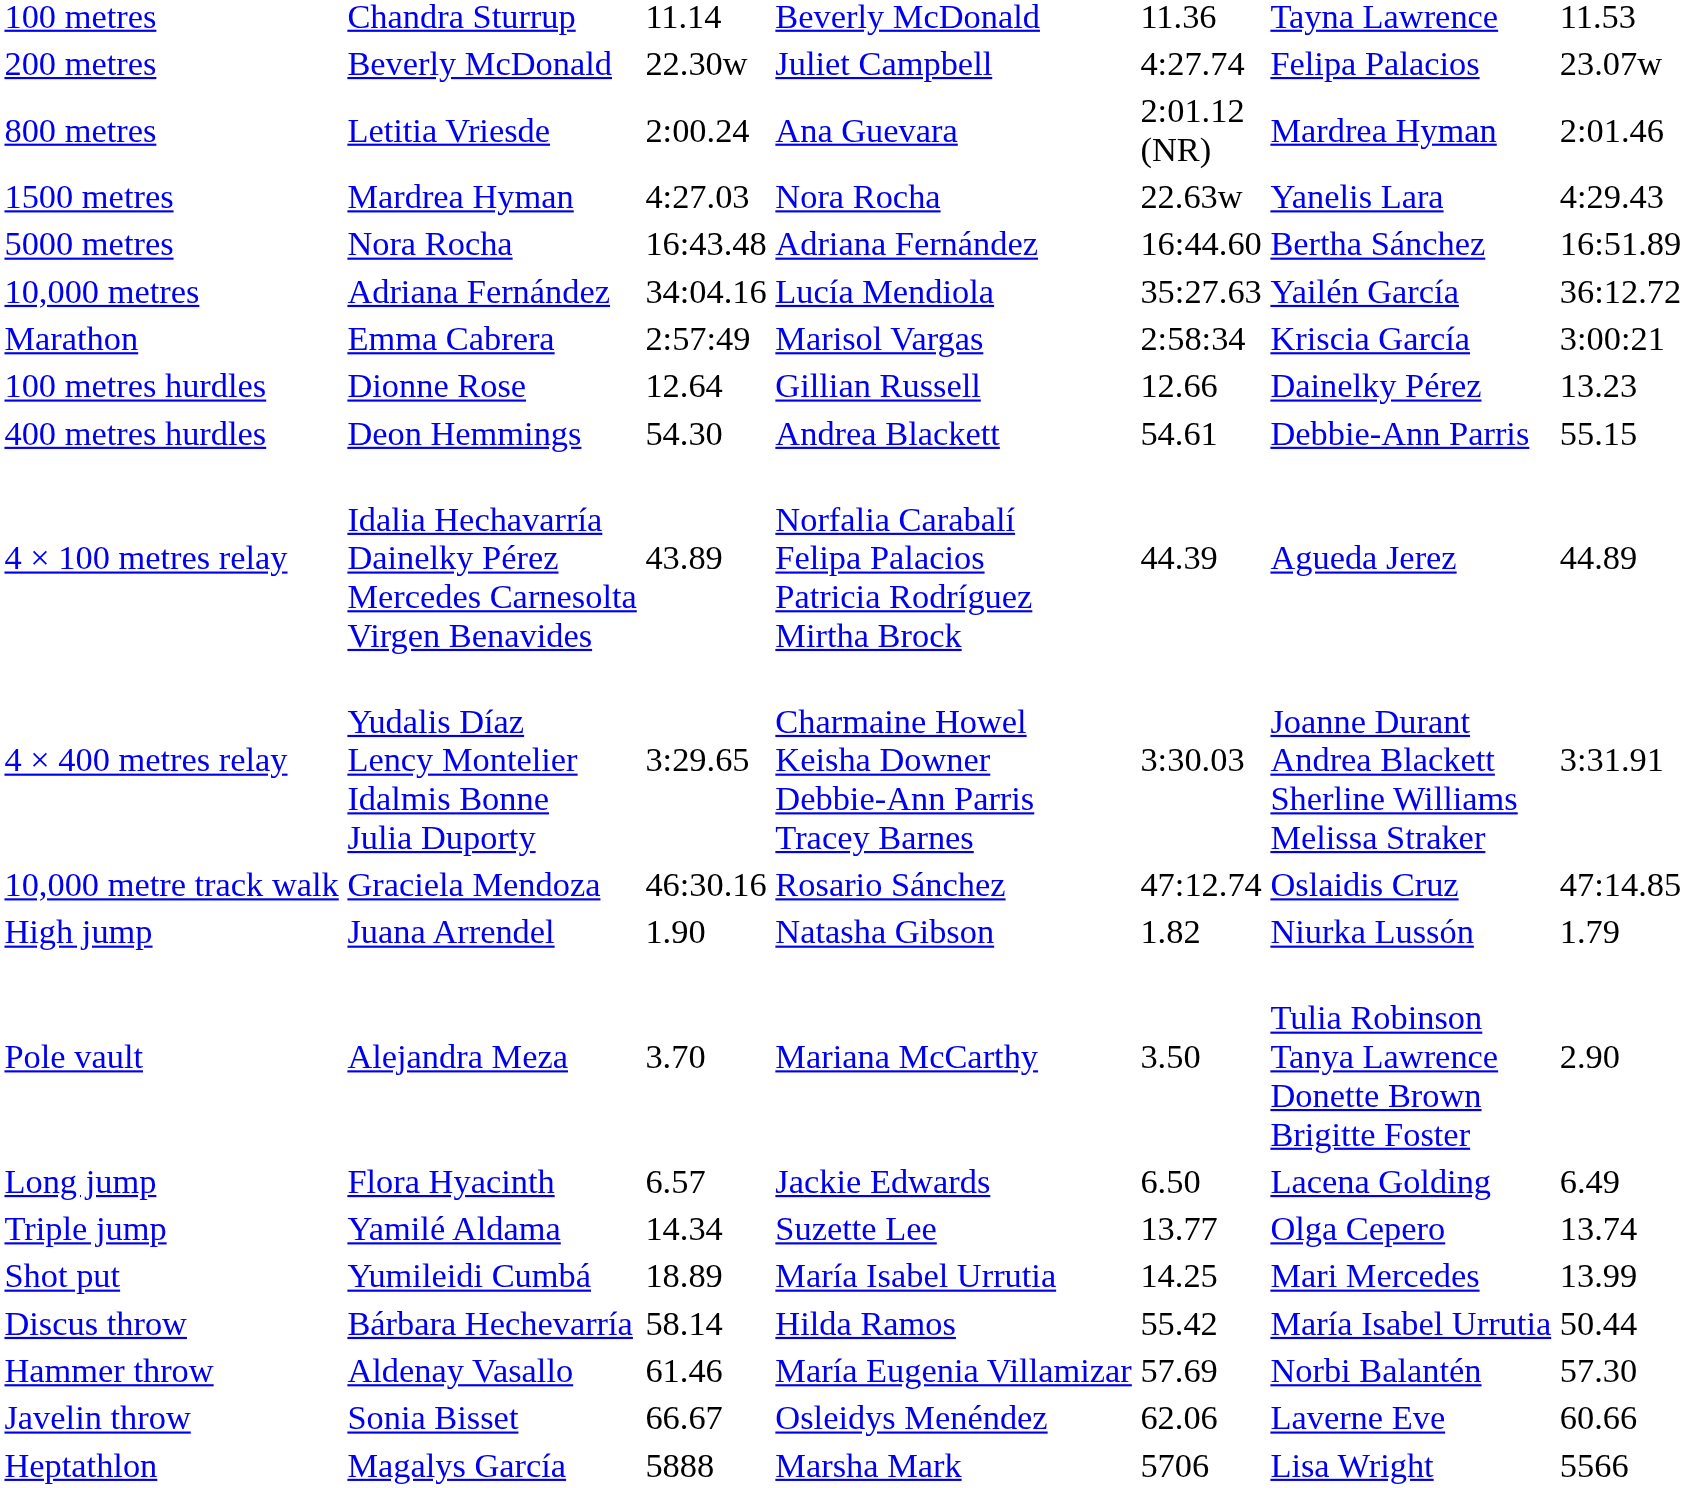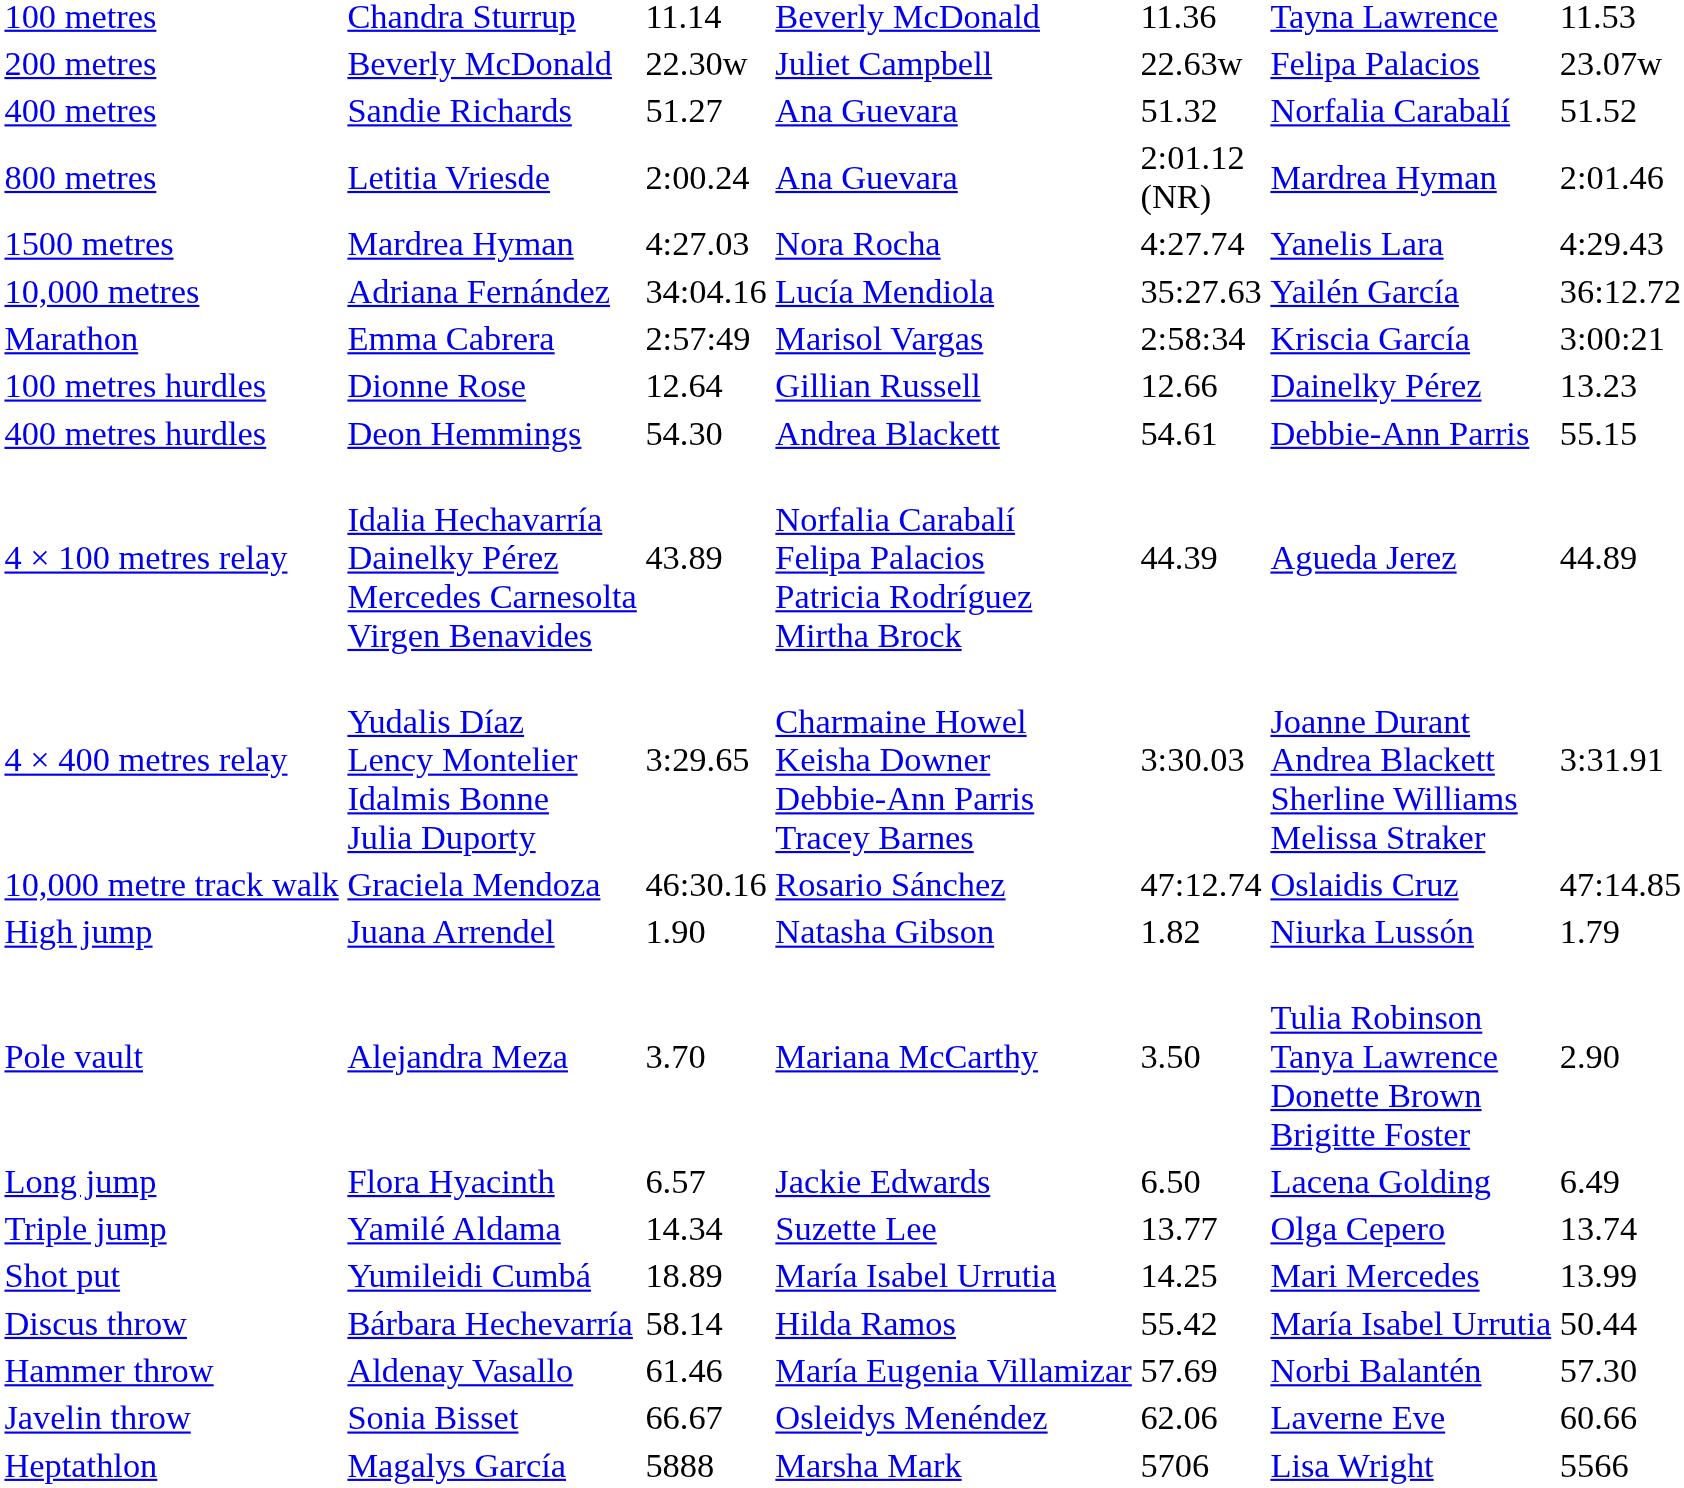(1193, 63) 4:27.74 -> (1192, 63) 22.63w
+ row: (80, 110)
(1192, 196) 22.63w -> (1193, 244) 4:27.74
- row: (89, 244)
